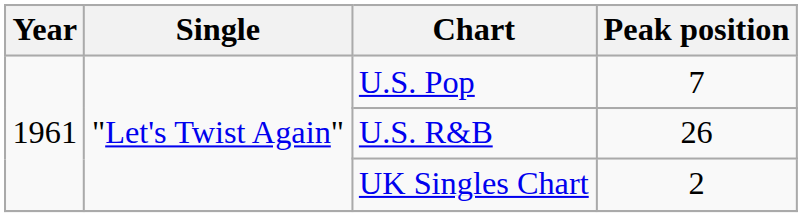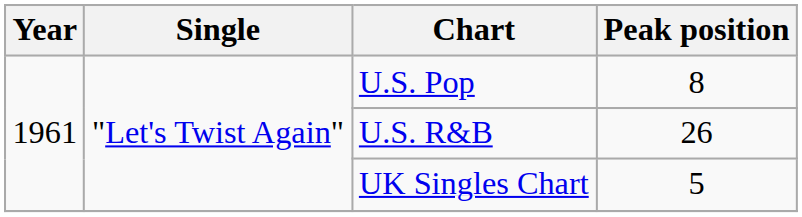(697, 81) 7 -> (697, 81) 8
(697, 183) 2 -> (697, 183) 5
